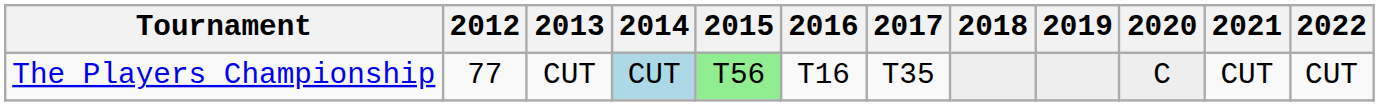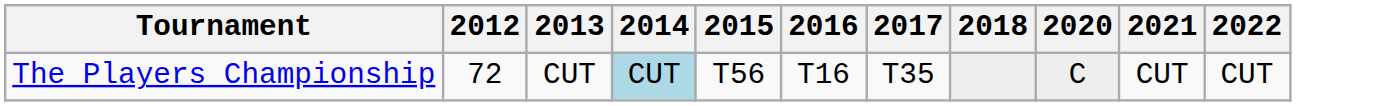- column: (1078, 29)
(485, 77) 77 -> (485, 77) 72
(739, 77) lightgreen background -> (739, 77) no background
